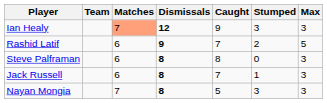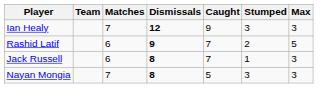(117, 28) lightsalmon background -> (108, 28) no background
- row: (43, 59)
